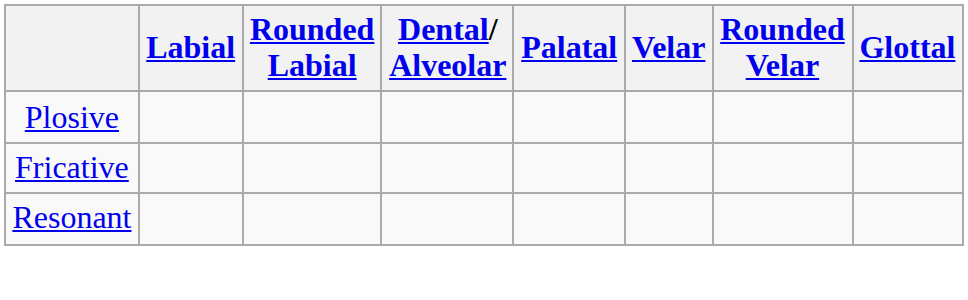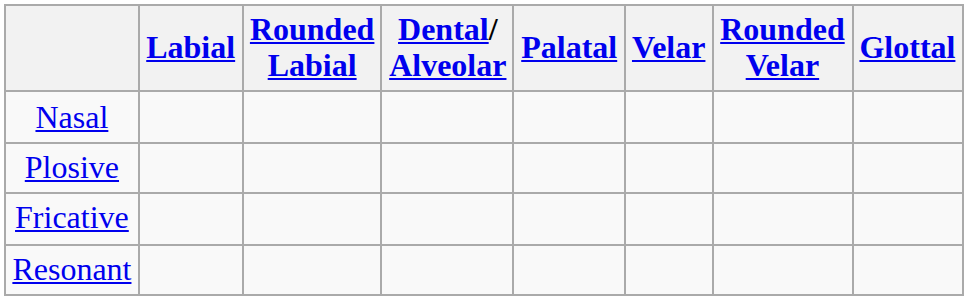+ row: (72, 116)
